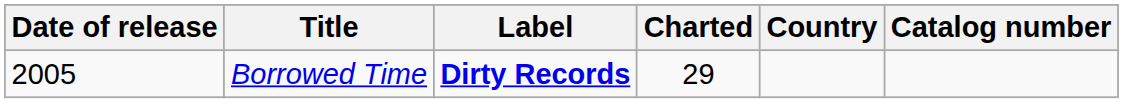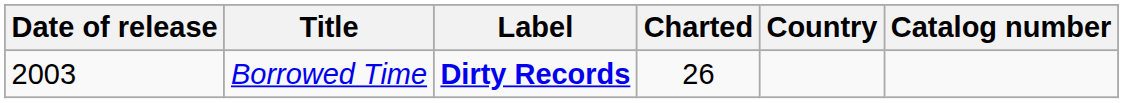(44, 73) 2005 -> (44, 73) 2003
(698, 73) 29 -> (698, 73) 26
